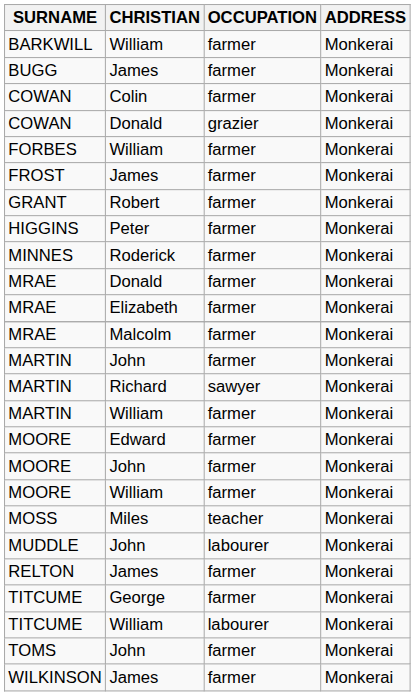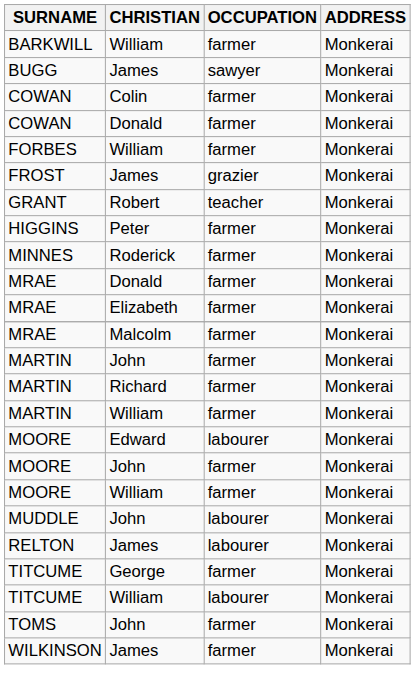(232, 70) farmer -> (234, 70) sawyer
(233, 123) grazier -> (232, 123) farmer
(232, 176) farmer -> (233, 176) grazier
(232, 202) farmer -> (235, 202) teacher
(234, 387) sawyer -> (232, 387) farmer
(232, 439) farmer -> (238, 439) labourer
- row: (33, 519)
(232, 571) farmer -> (238, 545) labourer
